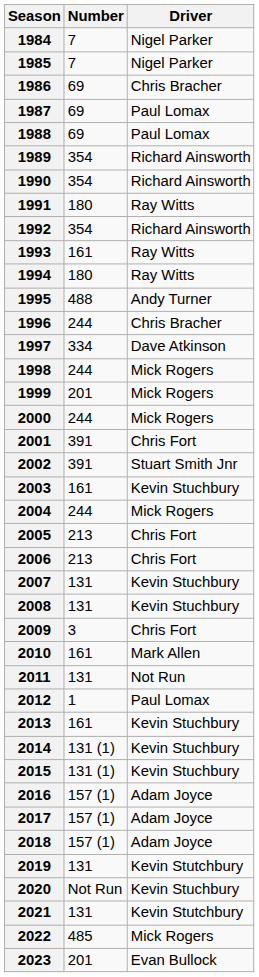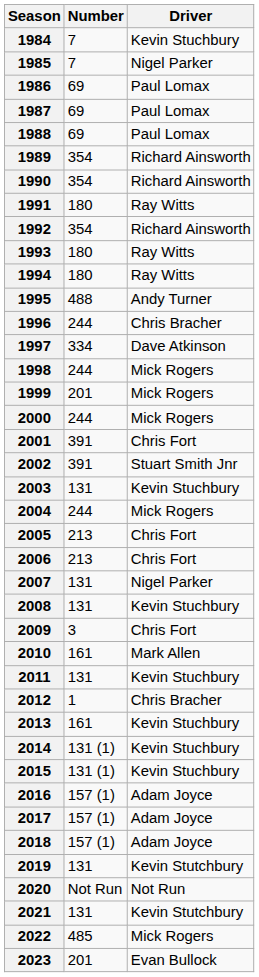(172, 39) Nigel Parker -> (185, 39) Kevin Stuchbury
(176, 87) Chris Bracher -> (170, 87) Paul Lomax
(80, 252) 161 -> (80, 252) 180
(80, 488) 161 -> (80, 488) 131
(185, 582) Kevin Stuchbury -> (172, 582) Nigel Parker
(158, 677) Not Run -> (185, 677) Kevin Stuchbury
(170, 700) Paul Lomax -> (176, 700) Chris Bracher
(185, 889) Kevin Stuchbury -> (158, 889) Not Run
